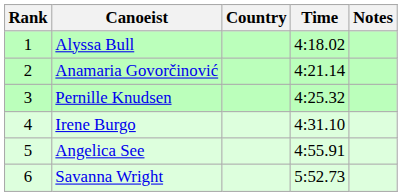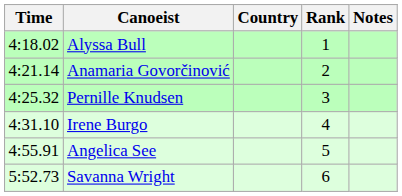columns swapped: (28, 17) <-> (320, 17)
